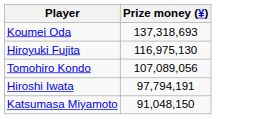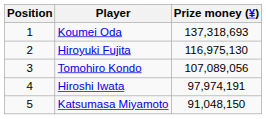+ column: (30, 13)
(166, 86) 97,794,191 -> (216, 86) 97,974,191
